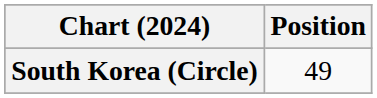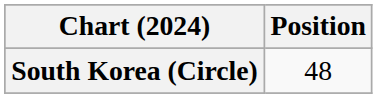(318, 70) 49 -> (318, 70) 48
